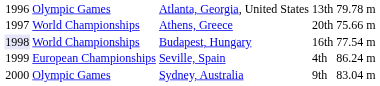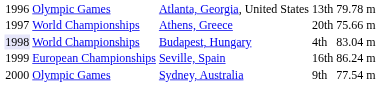(323, 42) 16th -> (320, 42) 4th
(356, 42) 77.54 m -> (356, 42) 83.04 m
(320, 58) 4th -> (323, 58) 16th
(356, 75) 83.04 m -> (356, 75) 77.54 m
